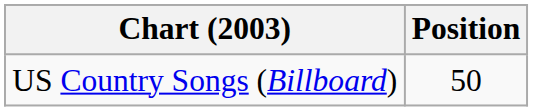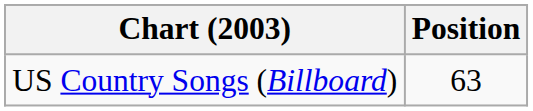(466, 79) 50 -> (466, 79) 63
